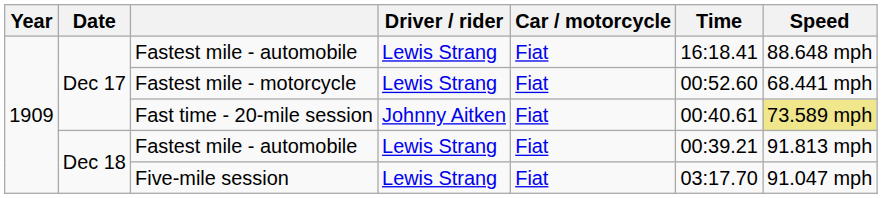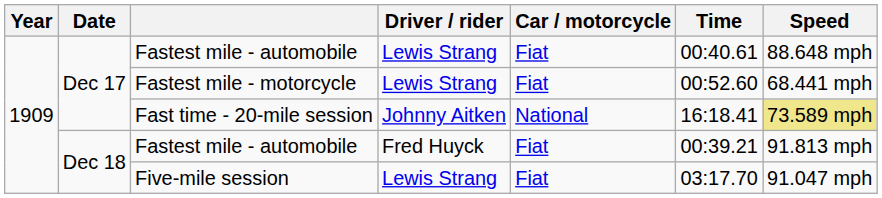(719, 52) 16:18.41 -> (719, 52) 00:40.61
(532, 115) Fiat -> (552, 115) National
(719, 115) 00:40.61 -> (719, 115) 16:18.41
(440, 147) Lewis Strang -> (433, 147) Fred Huyck
